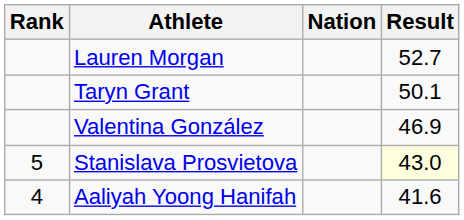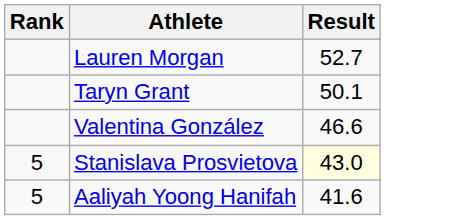- column: (342, 22)
(420, 127) 46.9 -> (341, 127) 46.6
(37, 197) 4 -> (37, 197) 5
